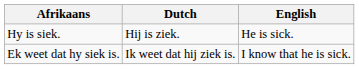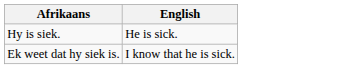- column: (180, 14)
